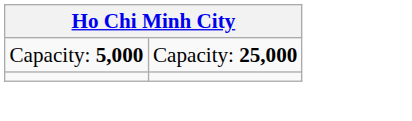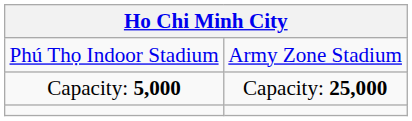+ row: (114, 54)
